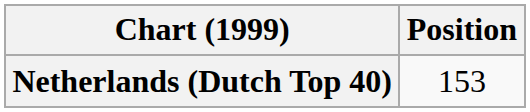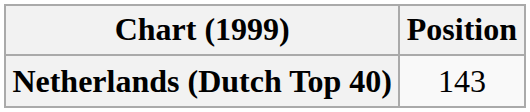(462, 80) 153 -> (462, 80) 143
